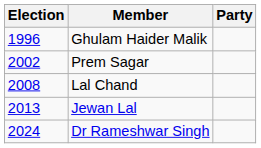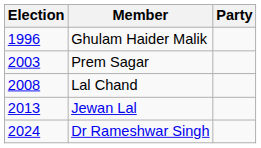(24, 62) 2002 -> (24, 62) 2003
